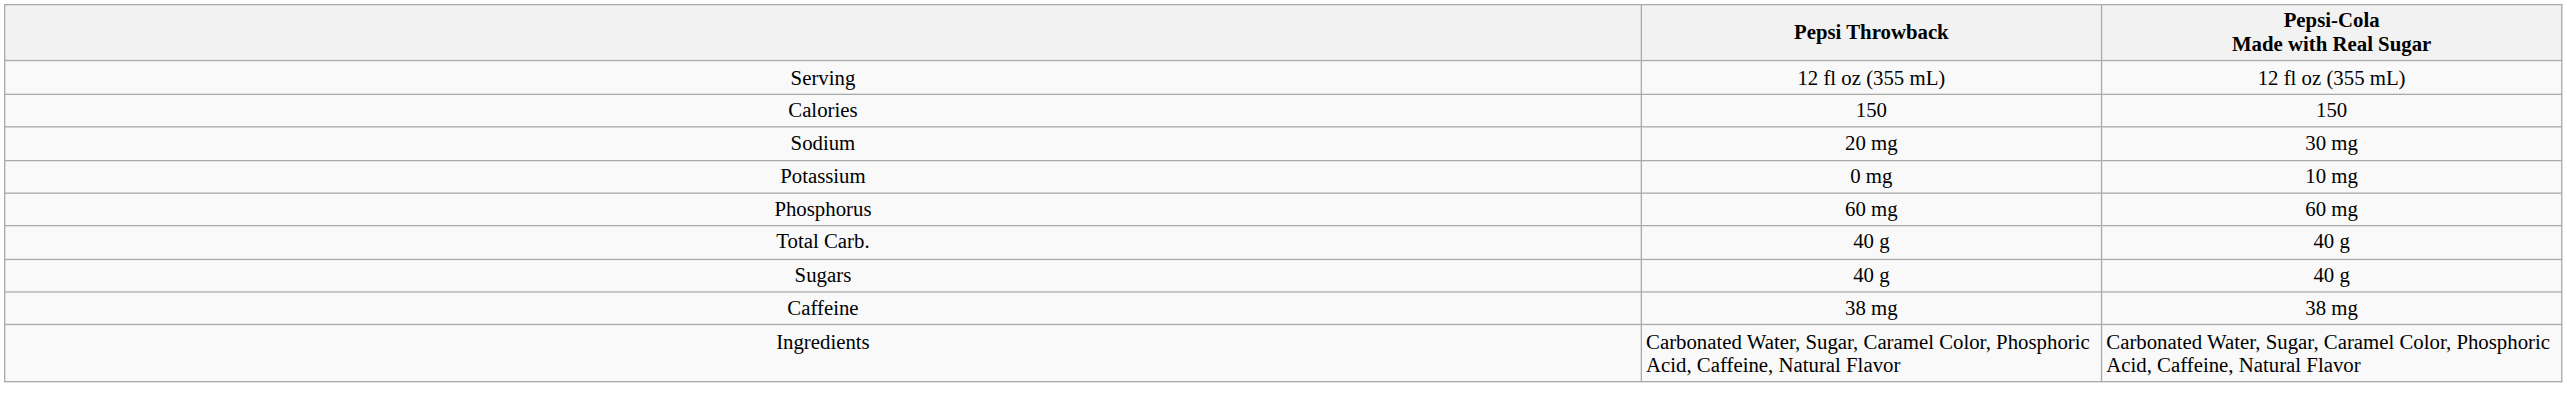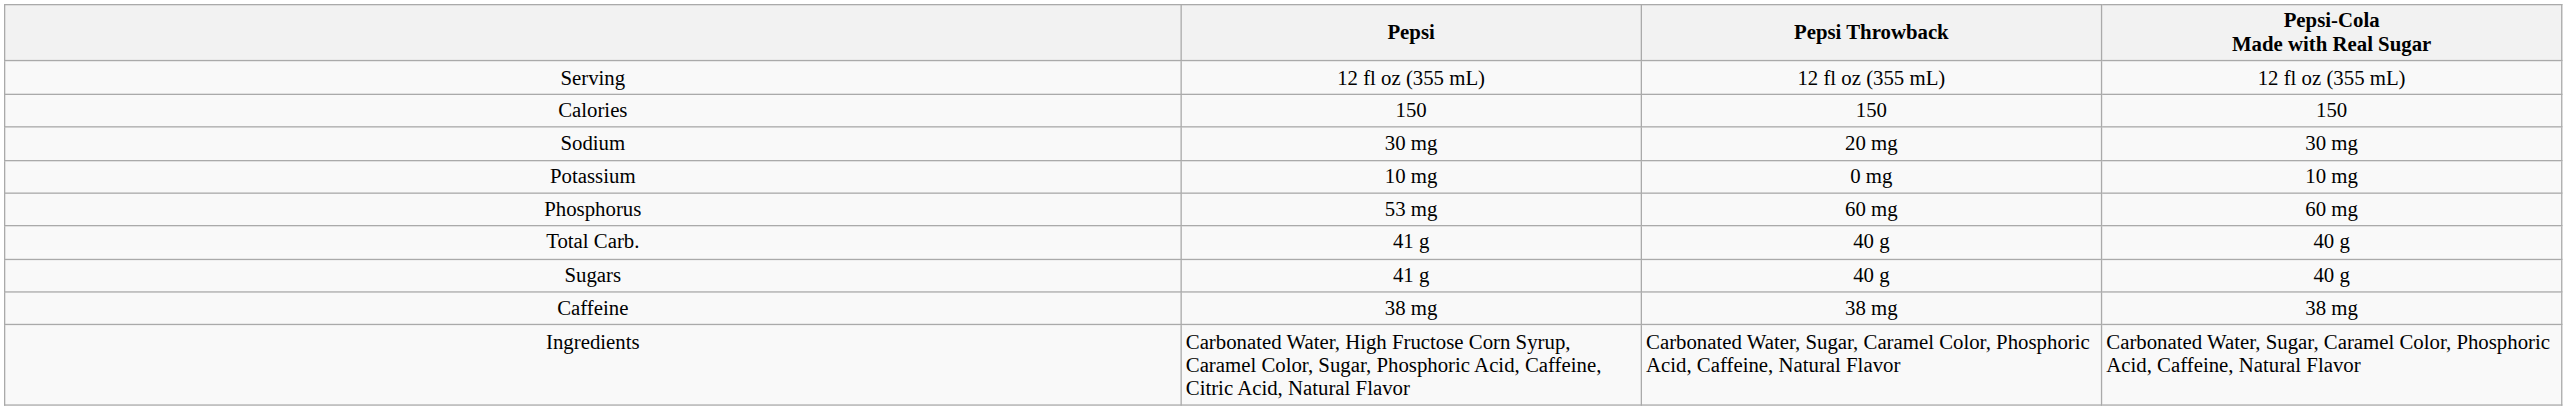+ column: (1411, 32)
